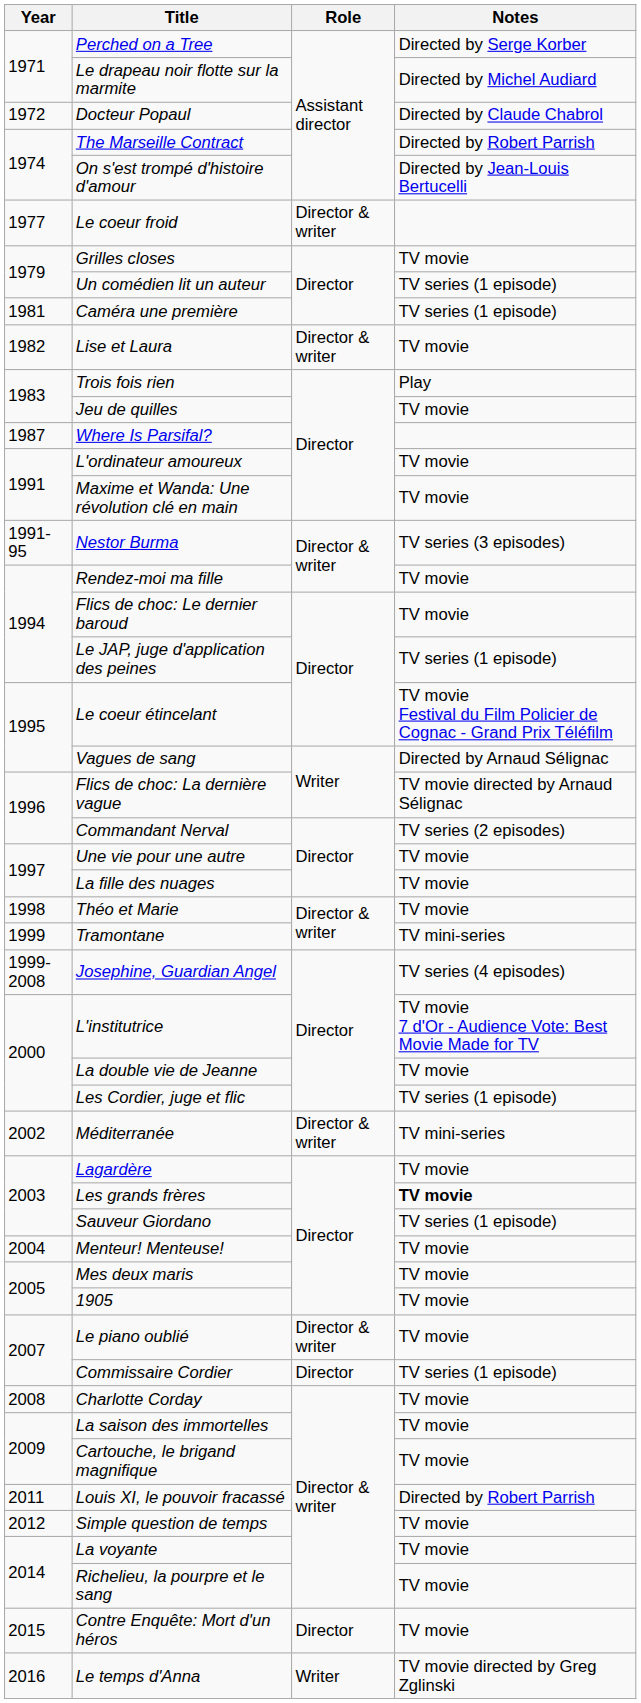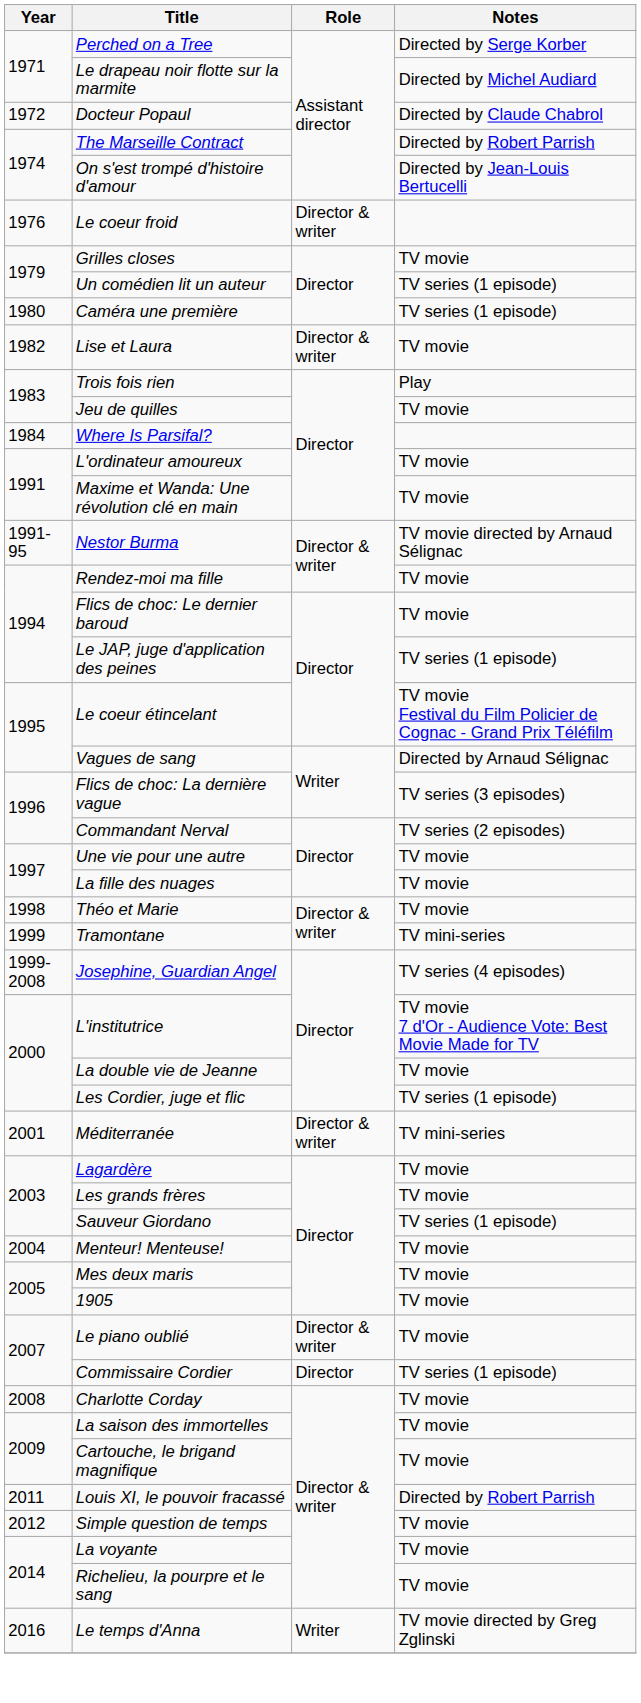(27, 222) 1977 -> (27, 222) 1976
(27, 311) 1981 -> (27, 311) 1980
(27, 435) 1987 -> (27, 435) 1984
(482, 542) TV series (3 episodes) -> (505, 542) TV movie directed by Arnaud Sélignac
(505, 794) TV movie directed by Arnaud Sélignac -> (482, 794) TV series (3 episodes)
(27, 1133) 2002 -> (27, 1133) 2001
(436, 1195) bold -> (434, 1195) normal
- row: (173, 1630)
